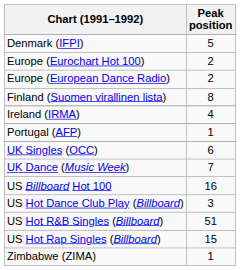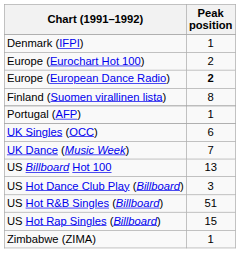(211, 43) 5 -> (211, 43) 1
(211, 79) normal -> (211, 79) bold
- row: (43, 114)
(211, 185) 16 -> (211, 168) 13
